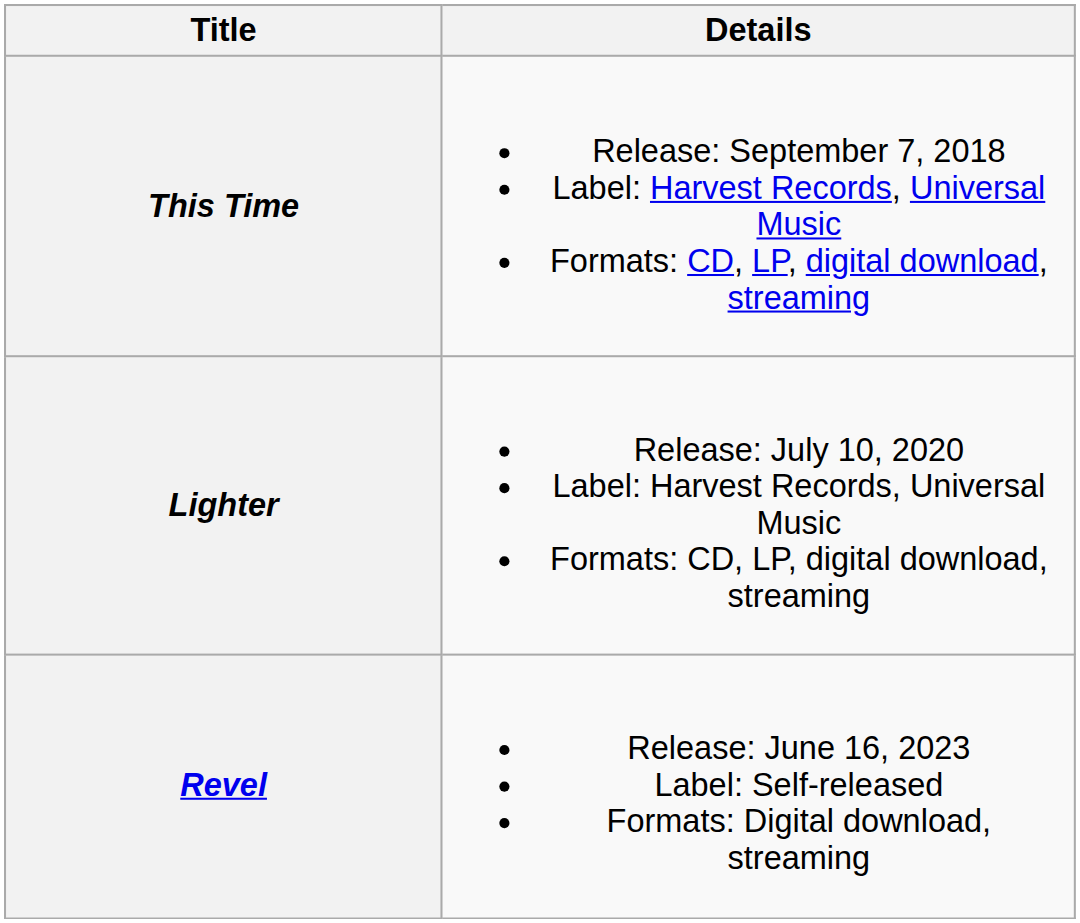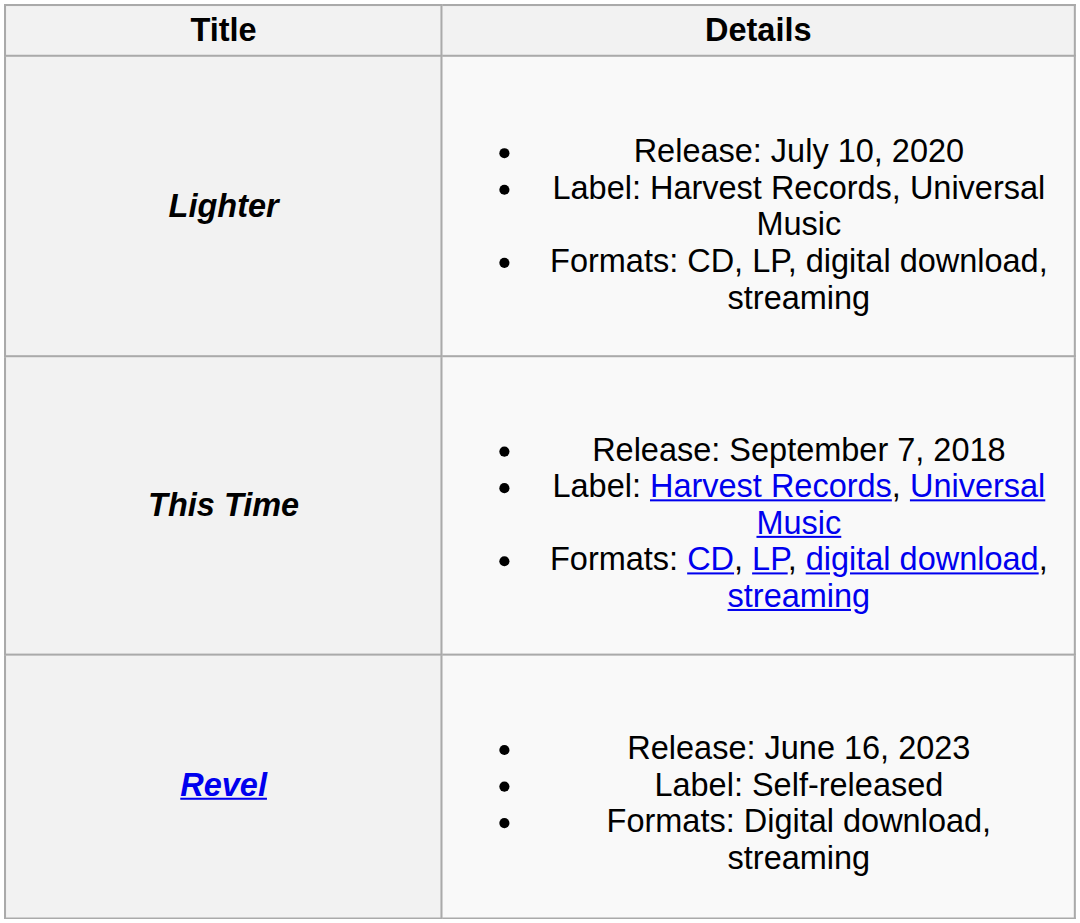rows swapped: (224, 205) <-> (224, 504)
